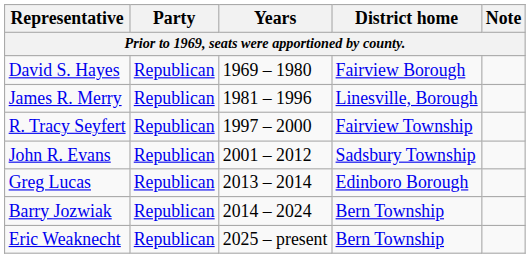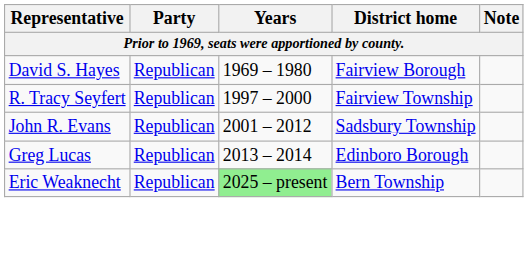- row: (65, 98)
- row: (60, 210)
(275, 239) no background -> (275, 182) lightgreen background
